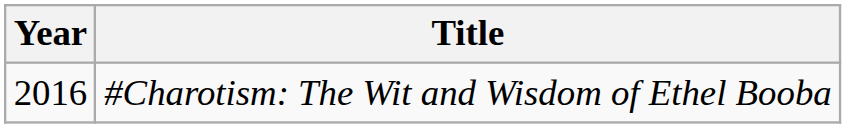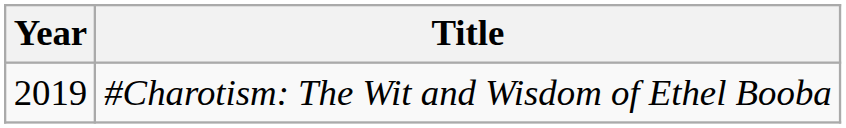(50, 92) 2016 -> (50, 92) 2019
